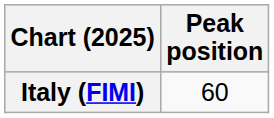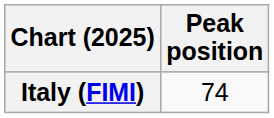(215, 91) 60 -> (215, 91) 74
